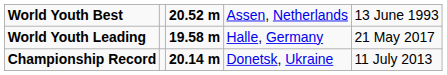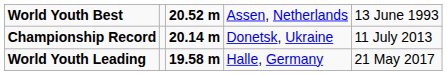rows swapped: (82, 59) <-> (77, 37)
